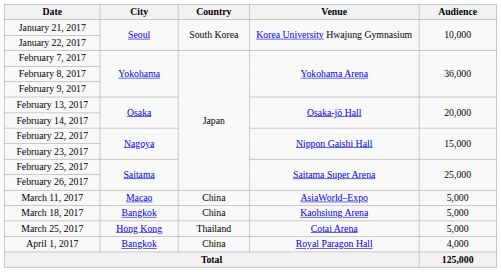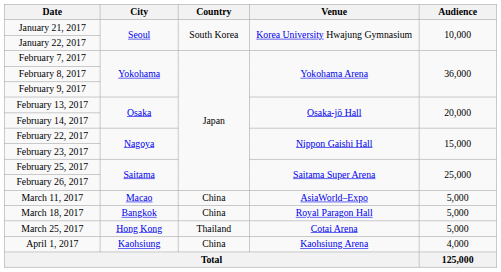(334, 213) Kaohsiung Arena -> (334, 213) Royal Paragon Hall
(139, 244) Bangkok -> (139, 244) Kaohsiung
(334, 244) Royal Paragon Hall -> (334, 244) Kaohsiung Arena
